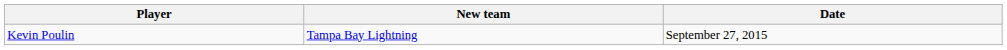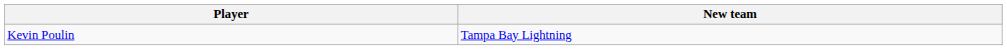- column: (833, 14)
